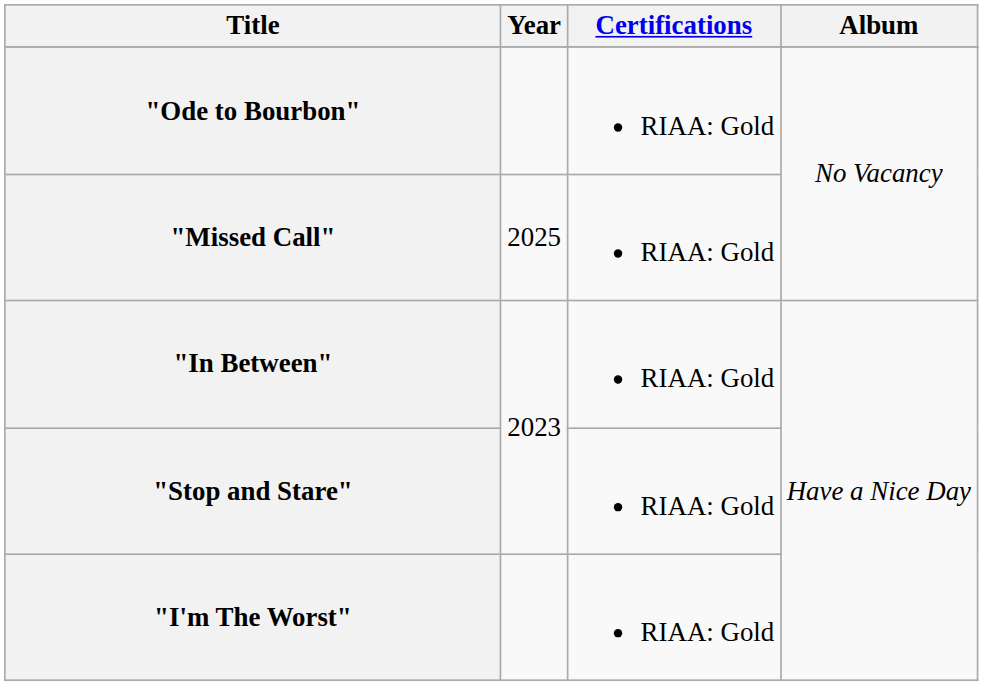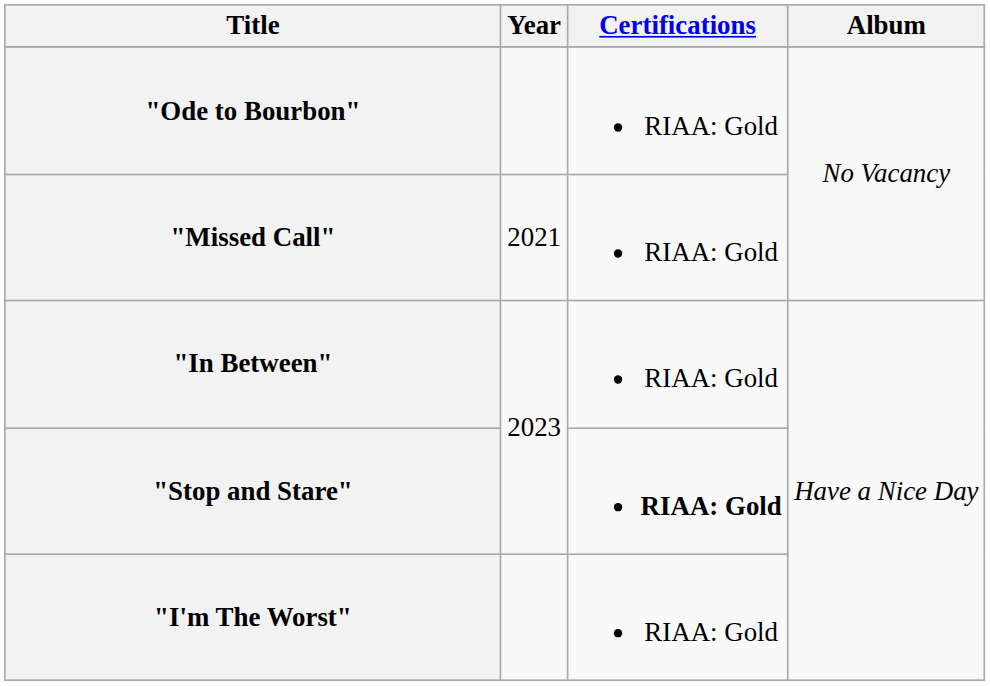(534, 237) 2025 -> (534, 237) 2021
(674, 506) normal -> (678, 506) bold
